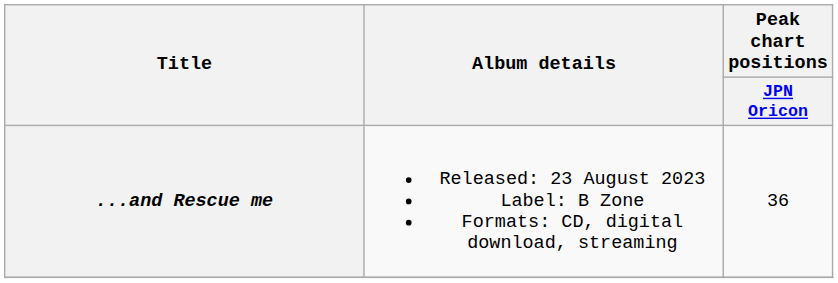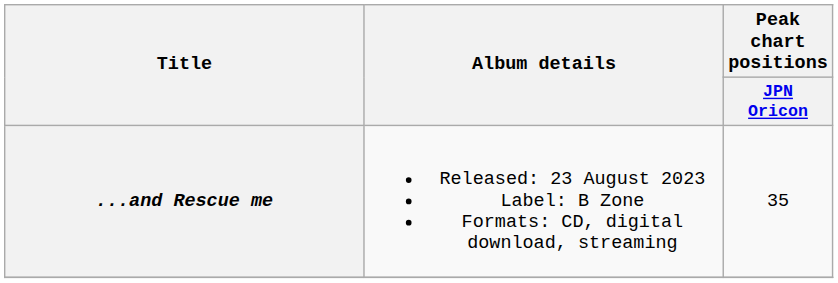(778, 201) 36 -> (778, 201) 35
